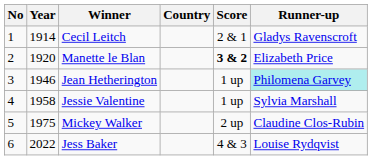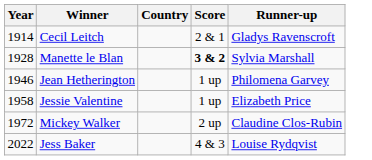- column: (15, 15)
(43, 58) 1920 -> (21, 58) 1928
(293, 58) Elizabeth Price -> (273, 58) Sylvia Marshall
(302, 80) paleturquoise background -> (280, 80) no background
(295, 101) Sylvia Marshall -> (271, 101) Elizabeth Price
(43, 123) 1975 -> (21, 123) 1972
